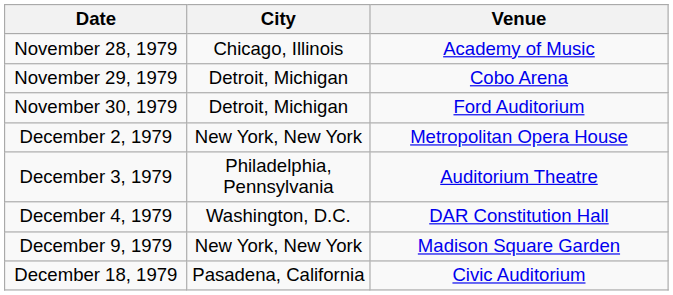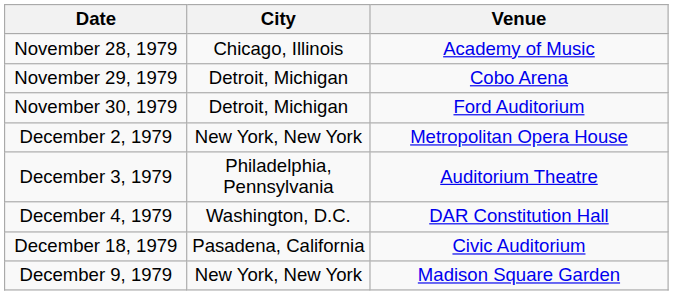rows swapped: (96, 246) <-> (96, 275)
